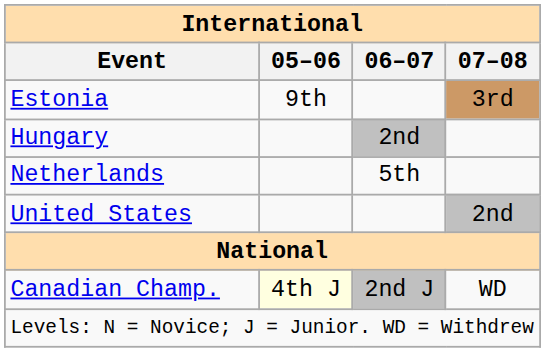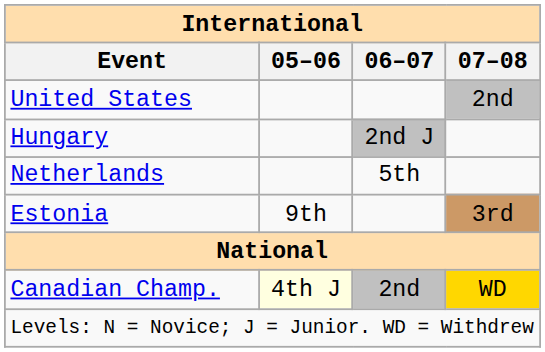rows swapped: (59, 100) <-> (101, 213)
(399, 138) 2nd -> (399, 138) 2nd J
(399, 289) 2nd J -> (399, 289) 2nd
(493, 289) no background -> (493, 289) gold background
